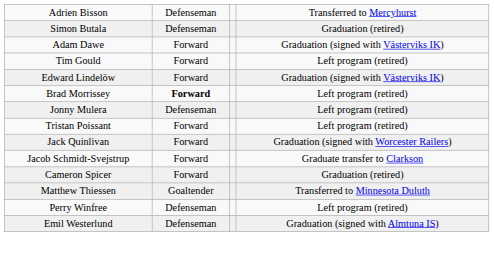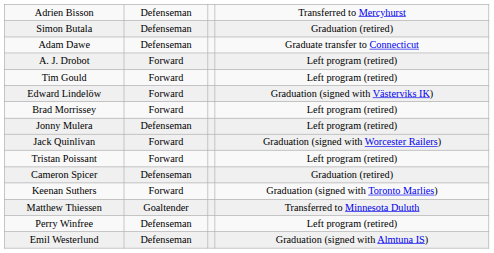(191, 45) Forward -> (166, 45) Defenseman
(363, 45) Graduation (signed with Västerviks IK) -> (352, 45) Graduate transfer to Connecticut
+ row: (64, 61)
(191, 93) bold -> (166, 110) normal
rows swapped: (78, 126) <-> (78, 142)
- row: (78, 158)
(191, 175) Forward -> (166, 175) Defenseman
+ row: (64, 191)
